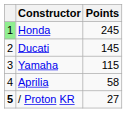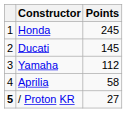(10, 31) lightgreen background -> (10, 31) no background
(110, 65) 115 -> (110, 65) 112
